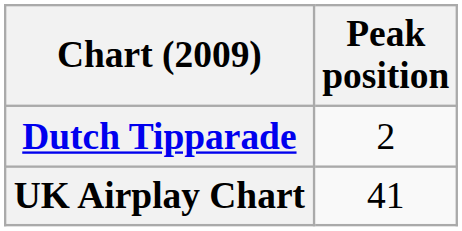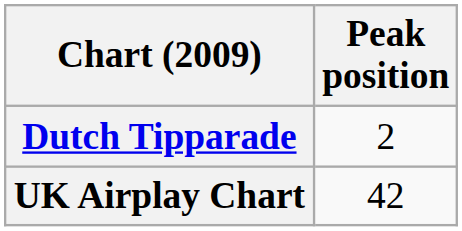(386, 195) 41 -> (386, 195) 42
